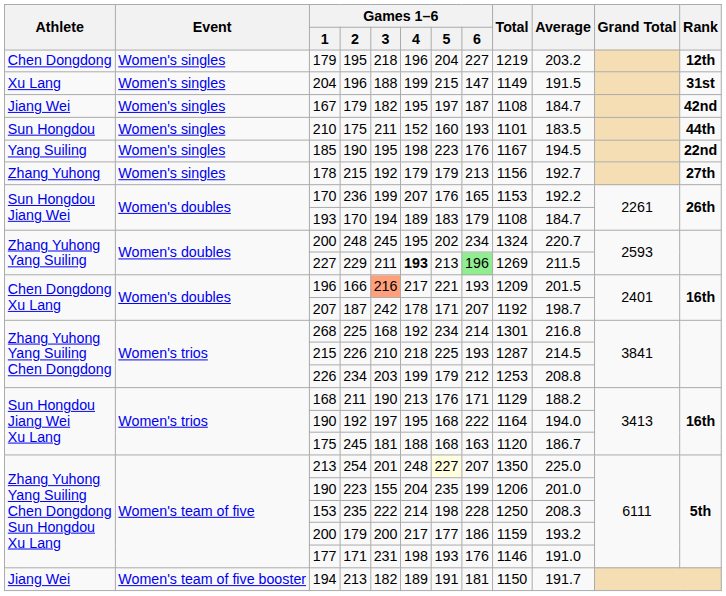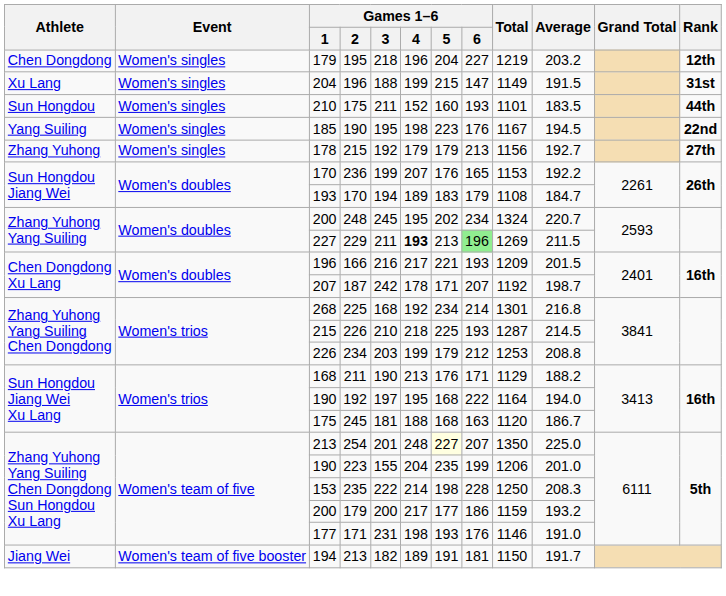- row: (325, 106)
(386, 286) lightsalmon background -> (386, 264) no background
